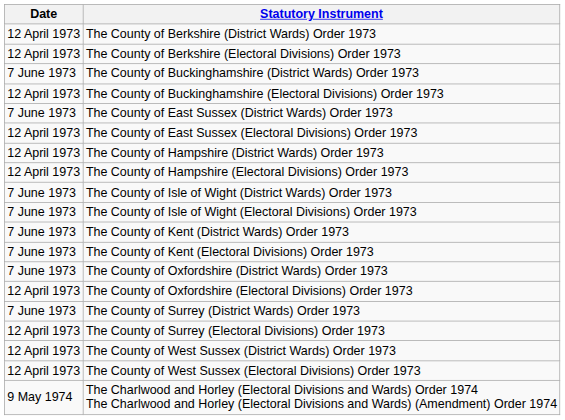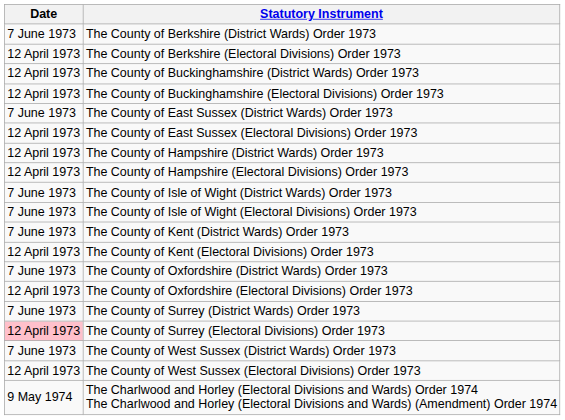(44, 34) 12 April 1973 -> (42, 34) 7 June 1973
(42, 73) 7 June 1973 -> (44, 73) 12 April 1973
(42, 251) 7 June 1973 -> (44, 251) 12 April 1973
(44, 331) no background -> (44, 331) pink background
(44, 350) 12 April 1973 -> (42, 350) 7 June 1973
